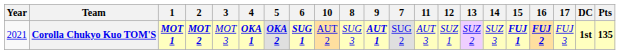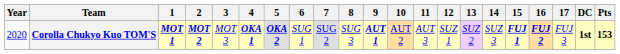columns swapped: (402, 12) <-> (327, 12)
(17, 34) 2021 -> (17, 34) 2020
(302, 34) bold -> (302, 34) normal
(605, 34) 135 -> (605, 34) 153
